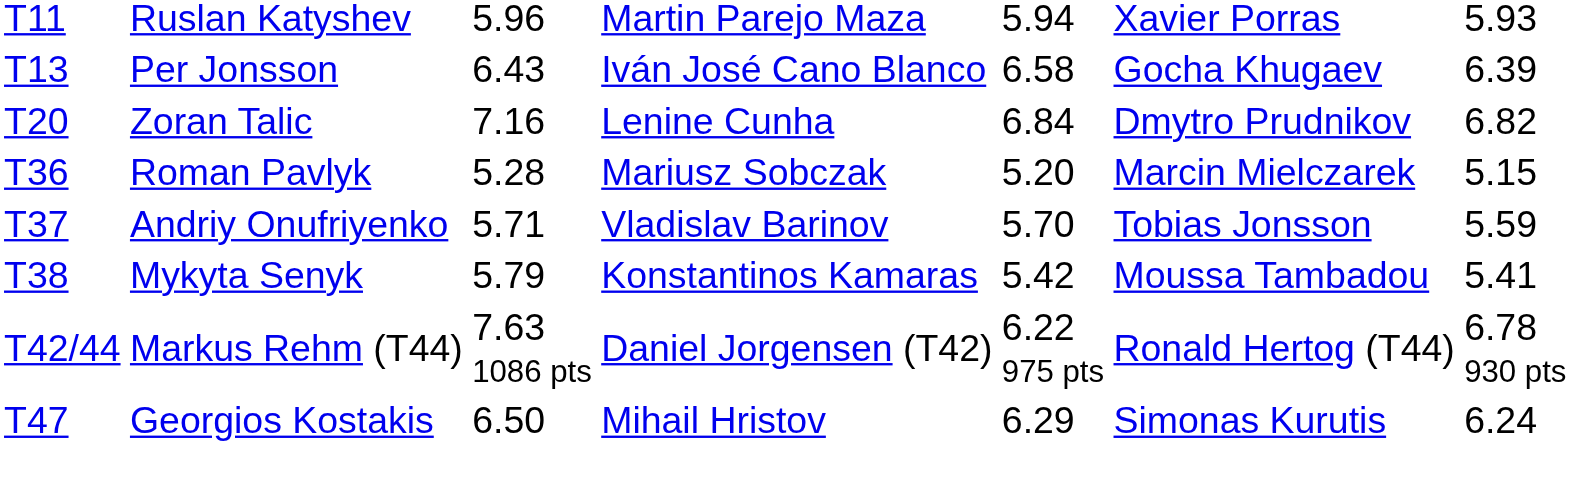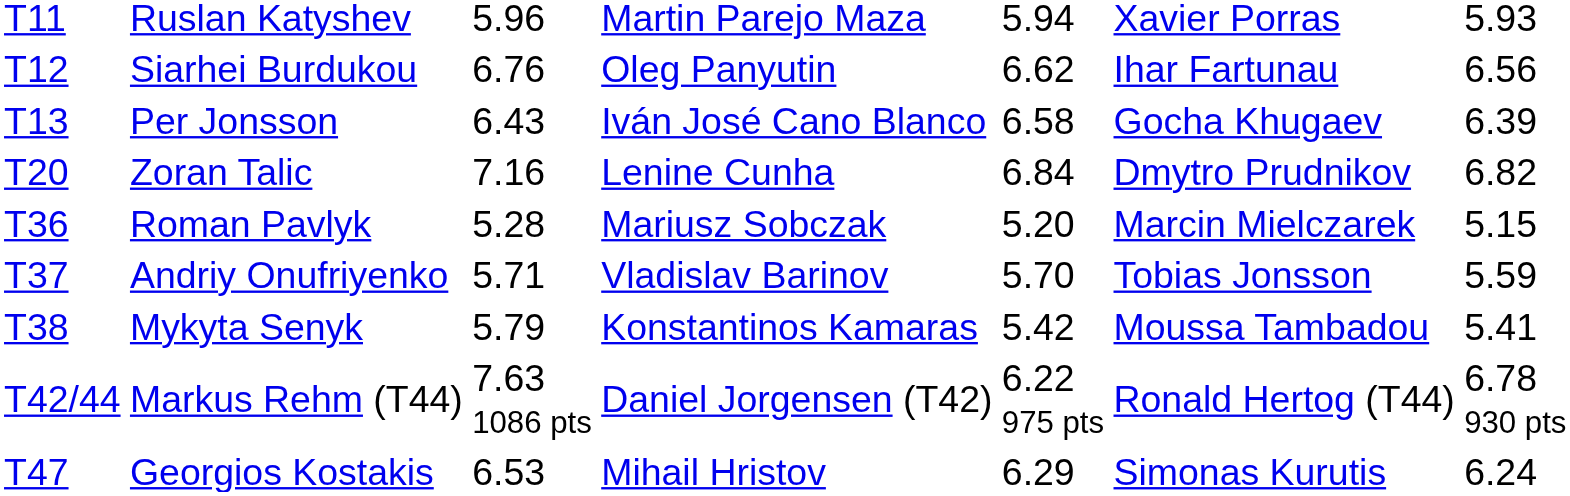+ row: (274, 69)
(509, 420) 6.50 -> (509, 472) 6.53
